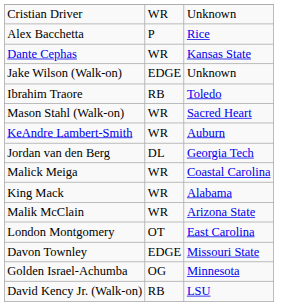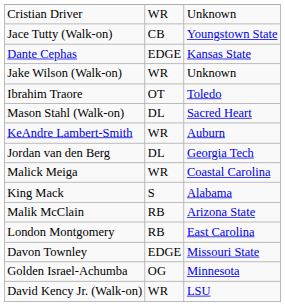- row: (46, 34)
+ row: (60, 34)
(158, 53) WR -> (165, 53) EDGE
(165, 73) EDGE -> (158, 73) WR
(156, 93) RB -> (156, 93) OT
(158, 113) WR -> (156, 113) DL
(158, 192) WR -> (151, 192) S
(158, 212) WR -> (156, 212) RB
(156, 232) OT -> (156, 232) RB
(156, 291) RB -> (158, 291) WR
